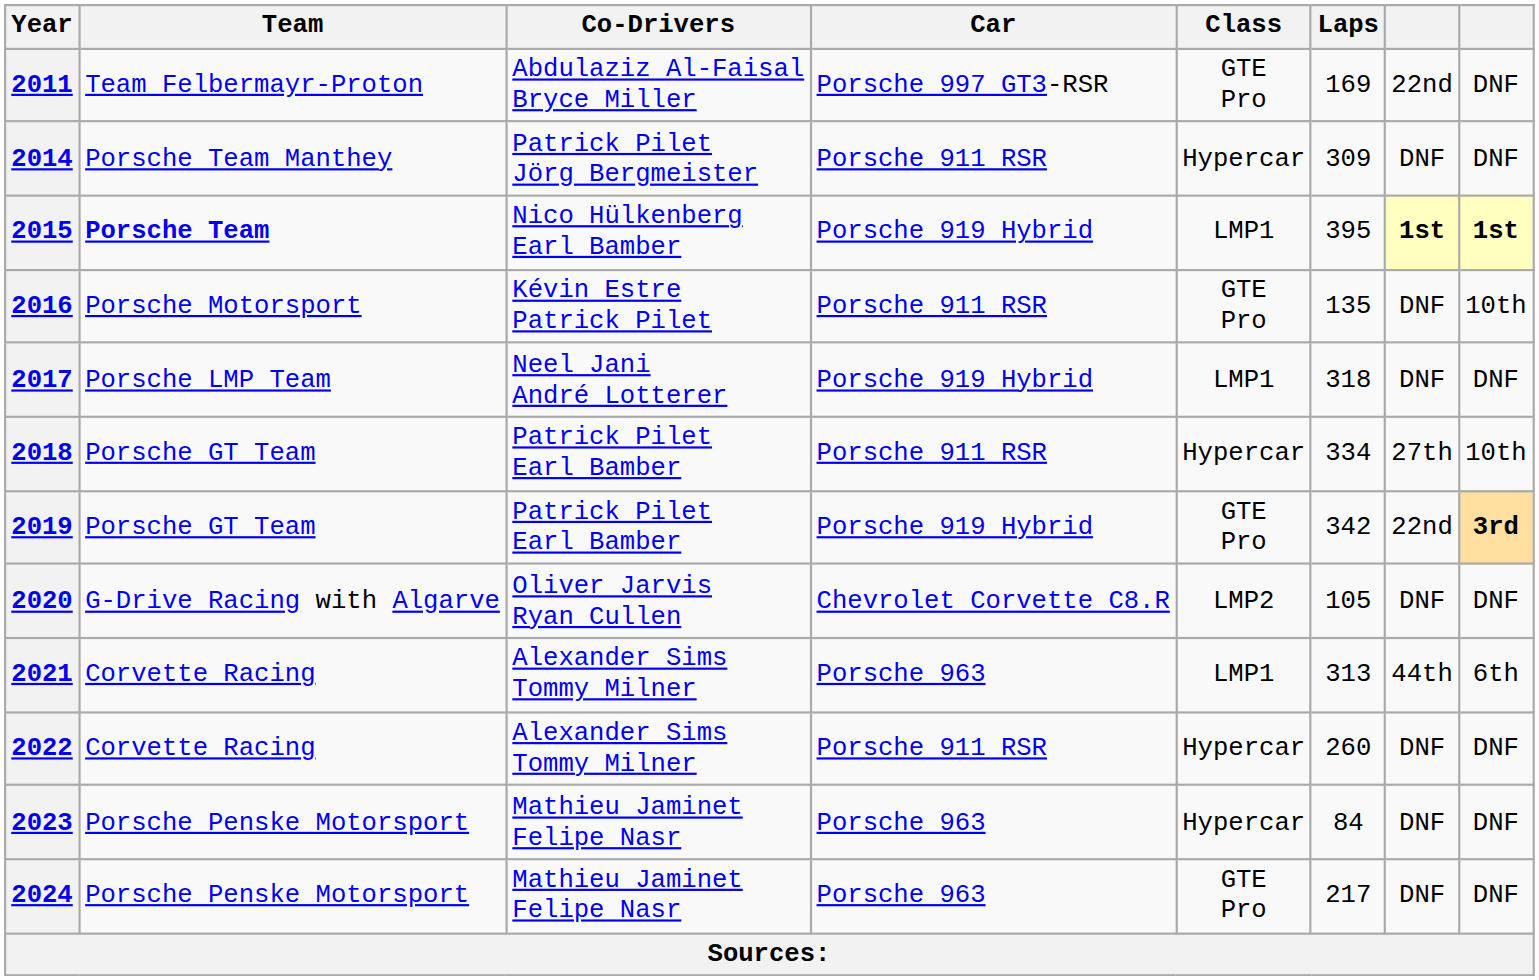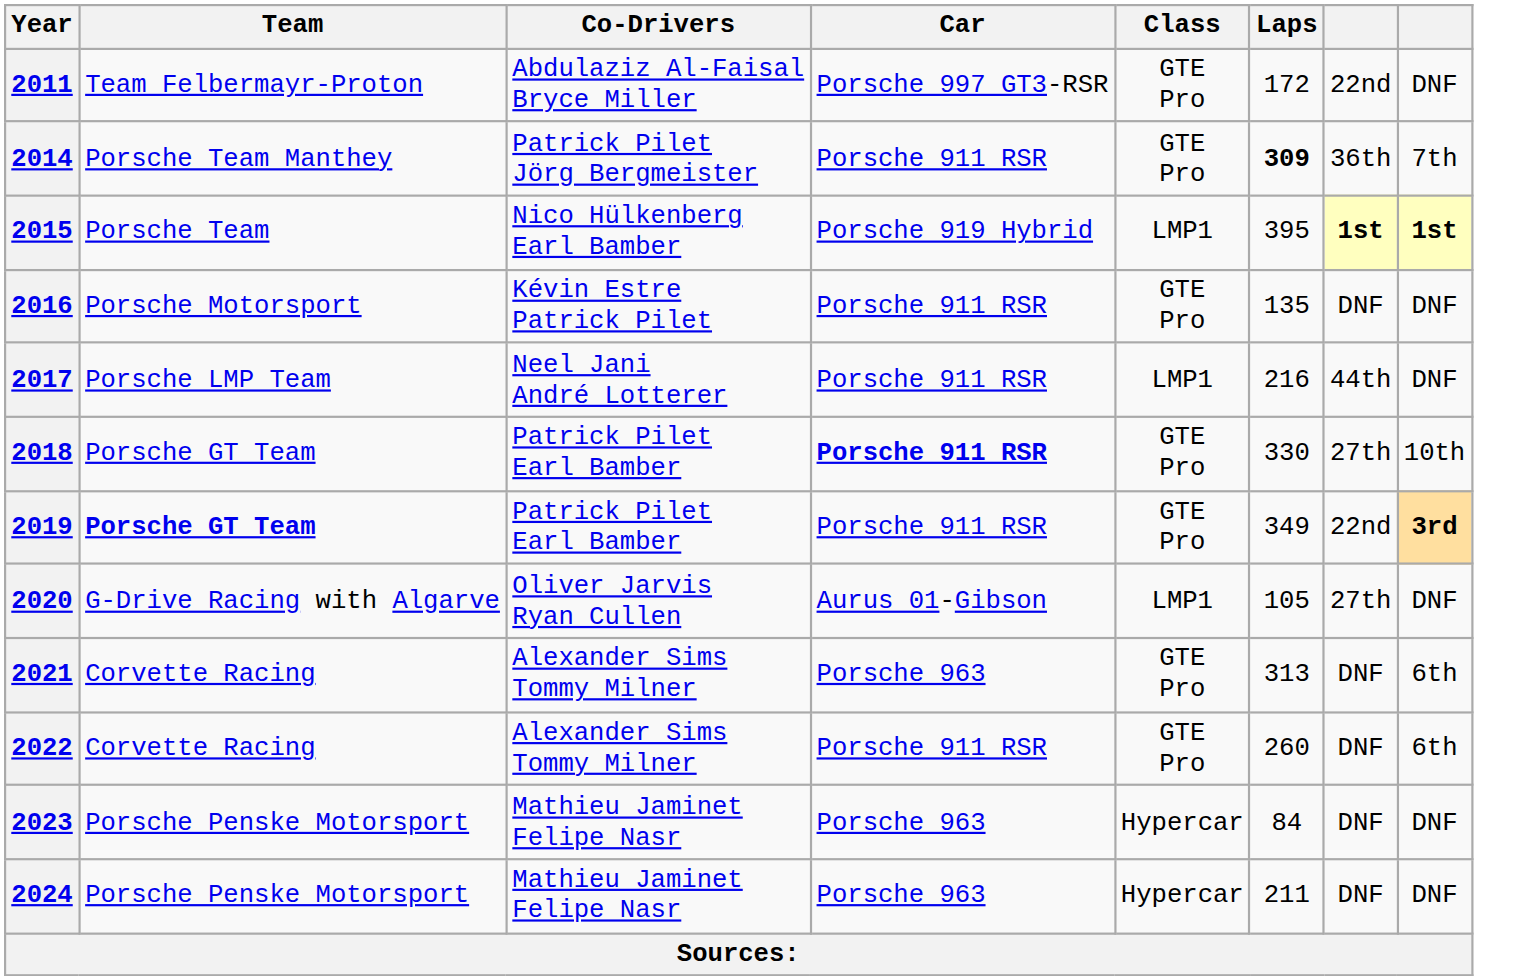(1348, 85) 169 -> (1287, 85) 172
(1244, 158) Hypercar -> (1182, 158) GTE Pro
(1348, 158) normal -> (1287, 158) bold
(1422, 158) DNF -> (1361, 158) 36th
(1496, 158) DNF -> (1434, 158) 7th
(177, 232) bold -> (177, 232) normal
(1496, 306) 10th -> (1434, 306) DNF
(955, 380) Porsche 919 Hybrid -> (932, 380) Porsche 911 RSR
(1348, 380) 318 -> (1287, 380) 216
(1422, 380) DNF -> (1361, 380) 44th
(932, 453) normal -> (932, 453) bold
(1244, 453) Hypercar -> (1182, 453) GTE Pro
(1348, 453) 334 -> (1287, 453) 330
(200, 527) normal -> (200, 527) bold
(955, 527) Porsche 919 Hybrid -> (932, 527) Porsche 911 RSR
(1348, 527) 342 -> (1287, 527) 349
(993, 601) Chevrolet Corvette C8.R -> (932, 601) Aurus 01-Gibson
(1244, 601) LMP2 -> (1182, 601) LMP1
(1422, 601) DNF -> (1361, 601) 27th
(1244, 674) LMP1 -> (1182, 674) GTE Pro
(1422, 674) 44th -> (1361, 674) DNF
(1244, 748) Hypercar -> (1182, 748) GTE Pro
(1496, 748) DNF -> (1434, 748) 6th
(1244, 895) GTE Pro -> (1182, 895) Hypercar
(1348, 895) 217 -> (1287, 895) 211
